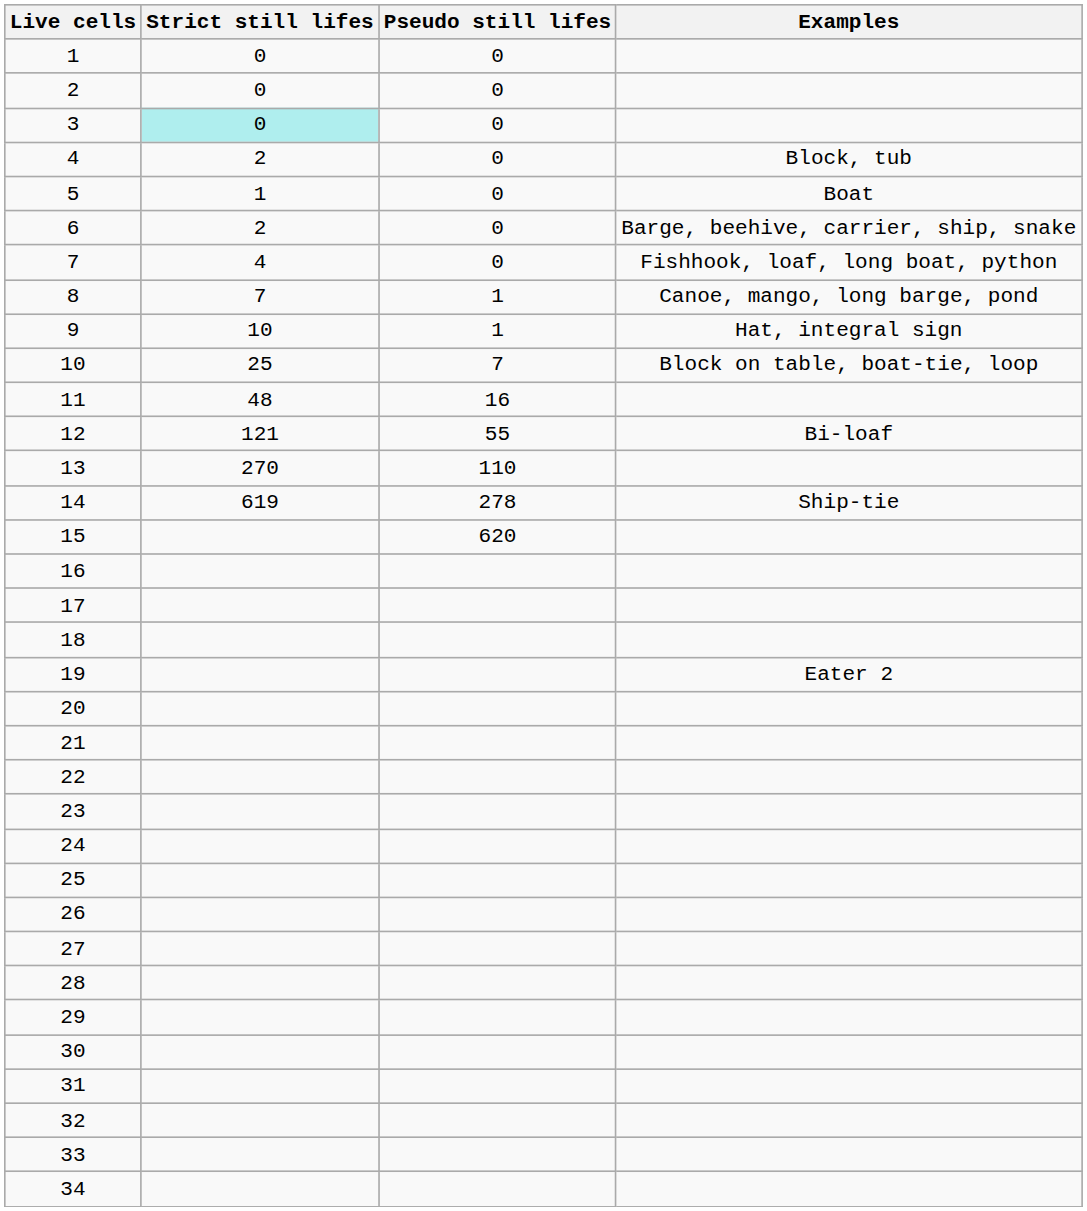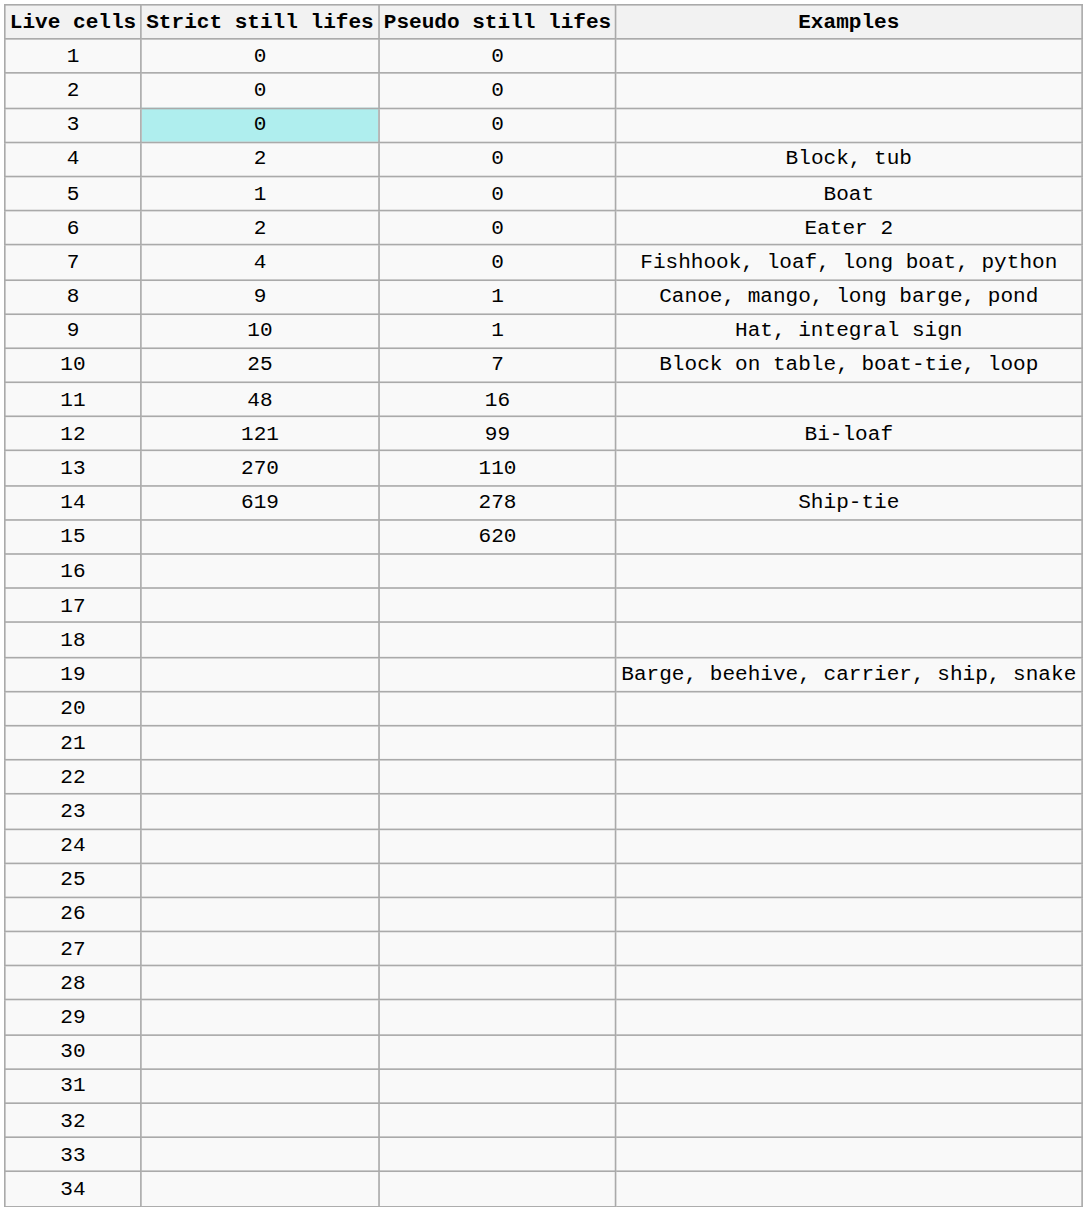(849, 228) Barge, beehive, carrier, ship, snake -> (849, 228) Eater 2
(260, 297) 7 -> (260, 297) 9
(498, 434) 55 -> (498, 434) 99
(849, 674) Eater 2 -> (849, 674) Barge, beehive, carrier, ship, snake
